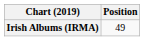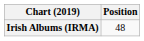(120, 28) 49 -> (120, 28) 48
